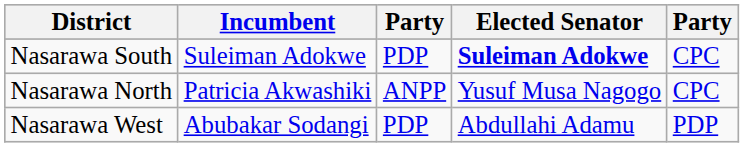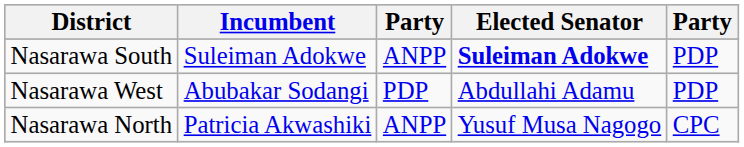(406, 56) PDP -> (415, 56) ANPP
(696, 56) CPC -> (695, 56) PDP
rows swapped: (91, 90) <-> (87, 124)
